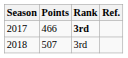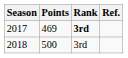(49, 28) 466 -> (49, 28) 469
(49, 45) 507 -> (49, 45) 500
